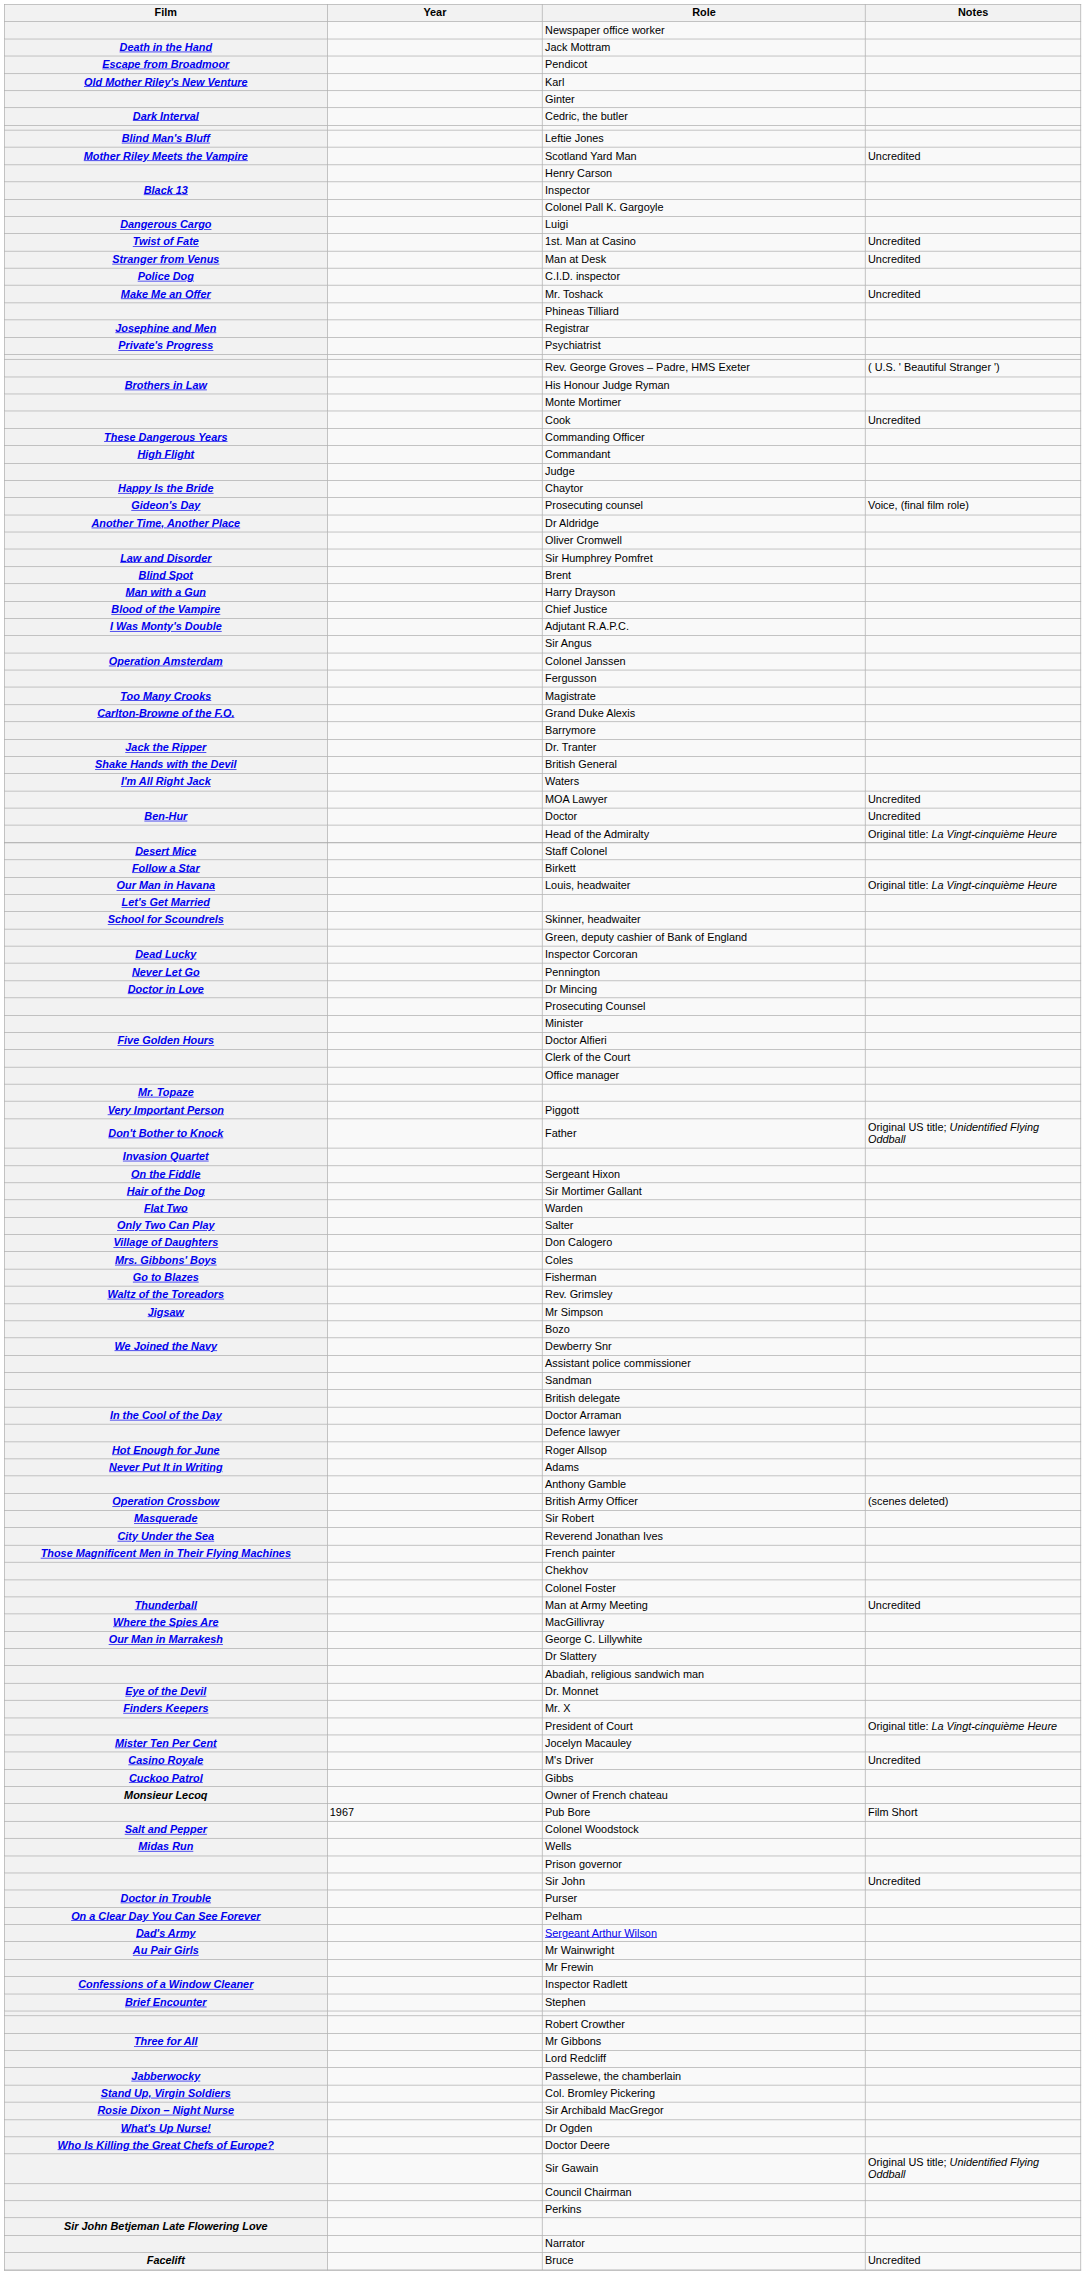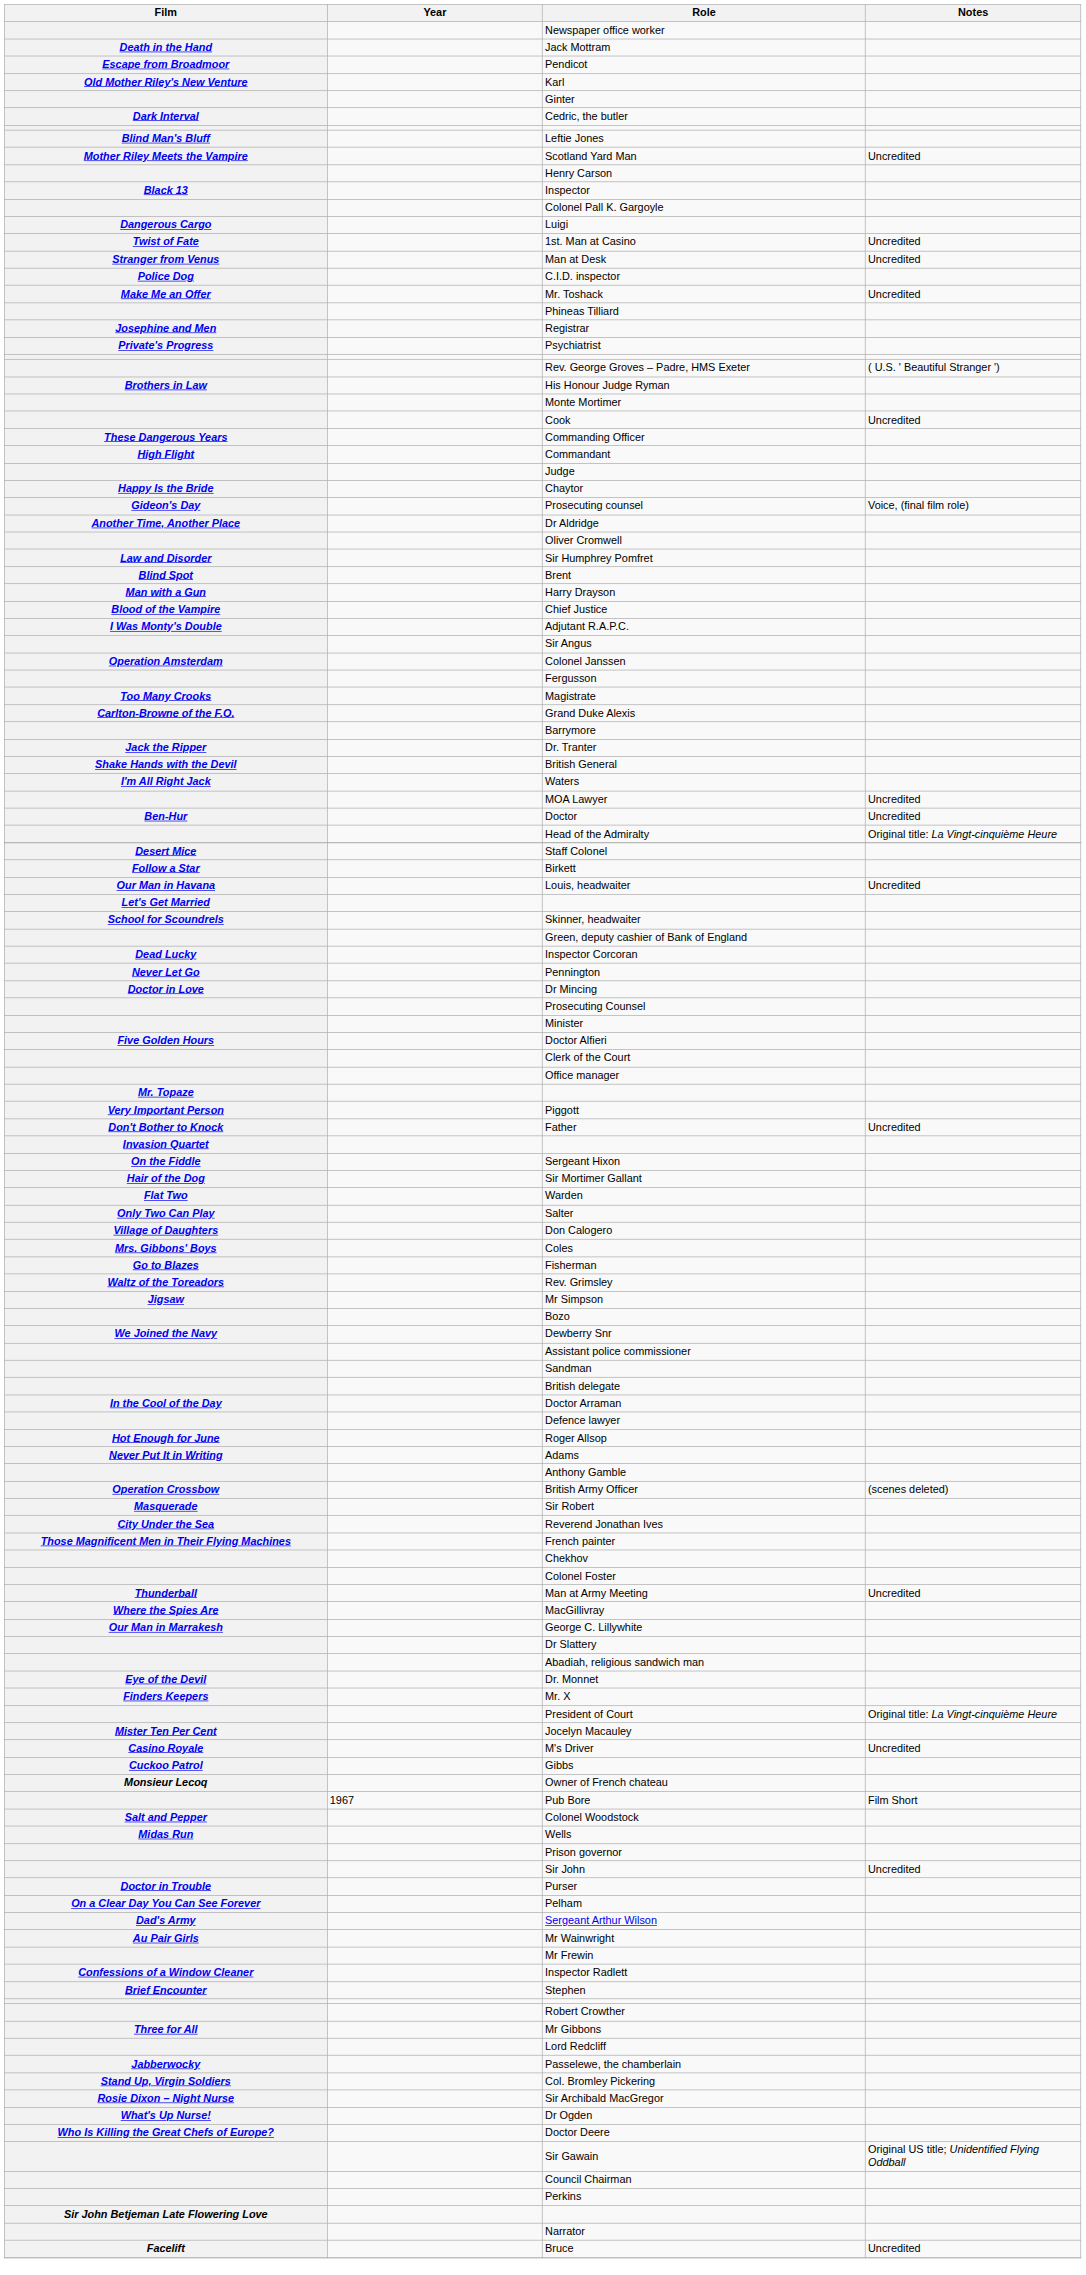(963, 885) Original title: La Vingt-cinquième Heure -> (894, 885) Uncredited
(954, 1133) Original US title; Unidentified Flying Oddball -> (894, 1127) Uncredited
